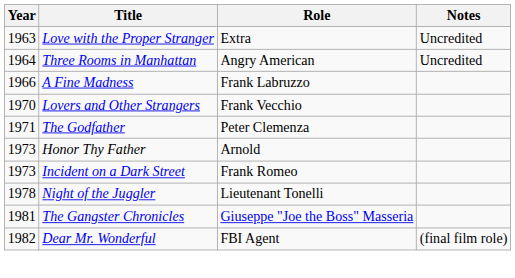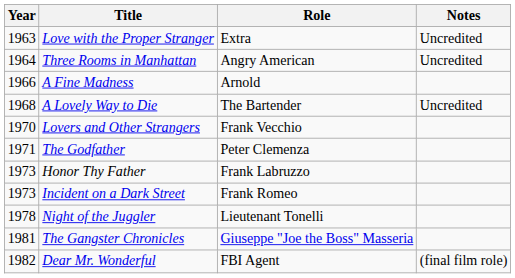(265, 82) Frank Labruzzo -> (240, 82) Arnold
+ row: (100, 104)
(240, 149) Arnold -> (265, 171) Frank Labruzzo
